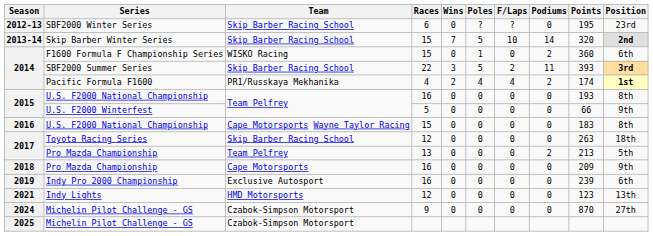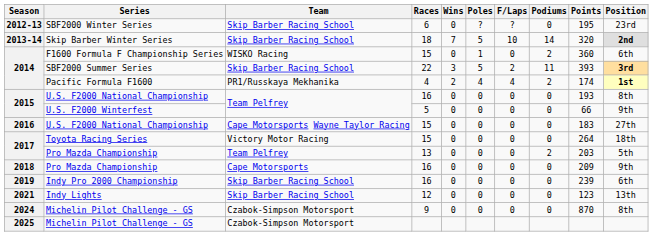(426, 39) 15 -> (426, 39) 18
(626, 124) 8th -> (626, 124) 27th
(291, 138) Skip Barber Racing School -> (278, 138) Victory Motor Racing
(426, 138) 12 -> (426, 138) 15
(586, 138) 263 -> (586, 138) 264
(586, 153) 213 -> (586, 153) 203
(275, 181) Exclusive Autosport -> (291, 181) Skip Barber Racing School
(265, 195) HMD Motorsports -> (291, 195) Skip Barber Racing School
(626, 209) 27th -> (626, 209) 8th
